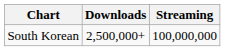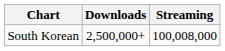(185, 35) 100,000,000 -> (185, 35) 100,008,000
